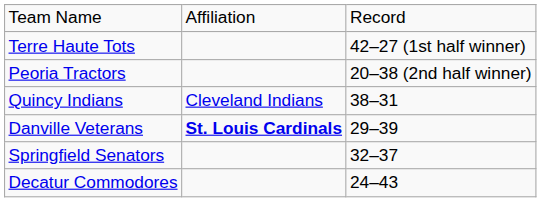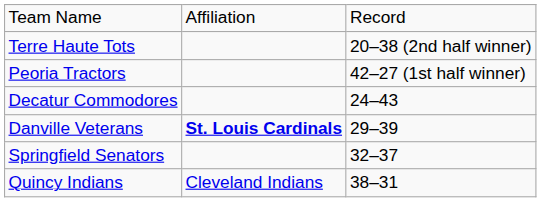(438, 45) 42–27 (1st half winner) -> (441, 45) 20–38 (2nd half winner)
(441, 73) 20–38 (2nd half winner) -> (438, 73) 42–27 (1st half winner)
rows swapped: (66, 100) <-> (93, 182)
